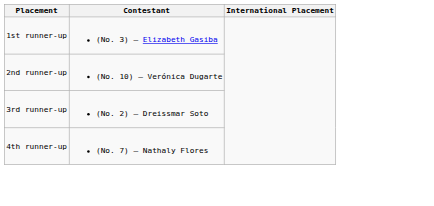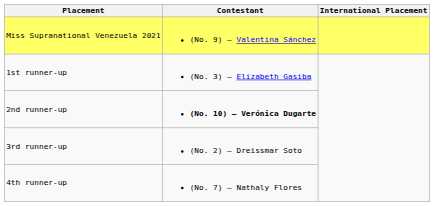+ row: (83, 36)
(147, 77) normal -> (240, 114) bold
